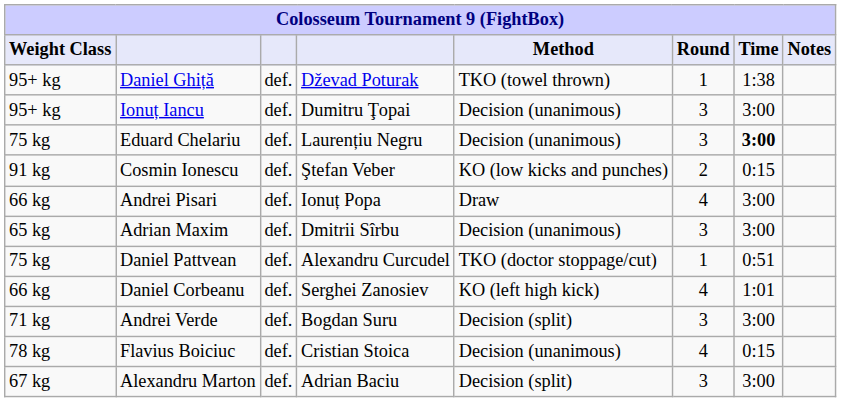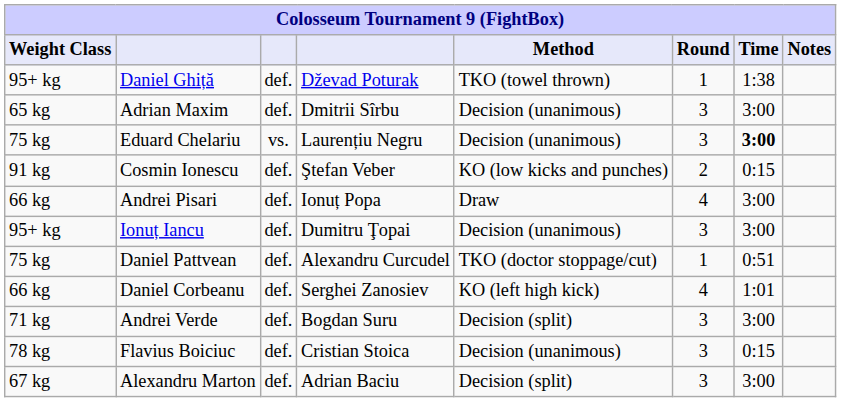rows swapped: (174, 230) <-> (162, 109)
(278, 140) def. -> (278, 140) vs.
(703, 351) 4 -> (703, 351) 3
